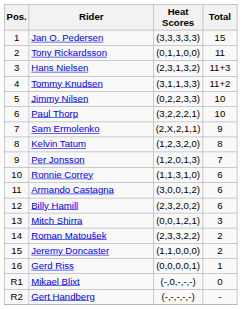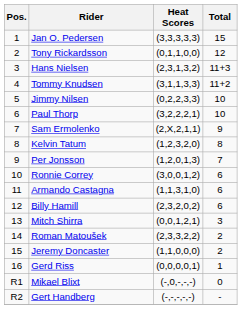(220, 53) 11 -> (220, 53) 12
(178, 175) (1,1,3,1,0) -> (178, 175) (3,0,0,1,2)
(178, 190) (3,0,0,1,2) -> (178, 190) (1,1,3,1,0)
